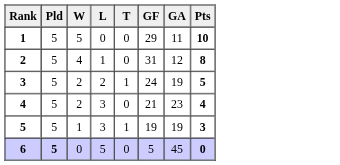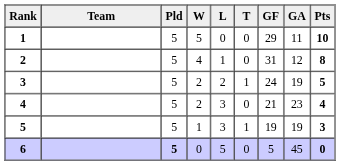+ column: (101, 15)
